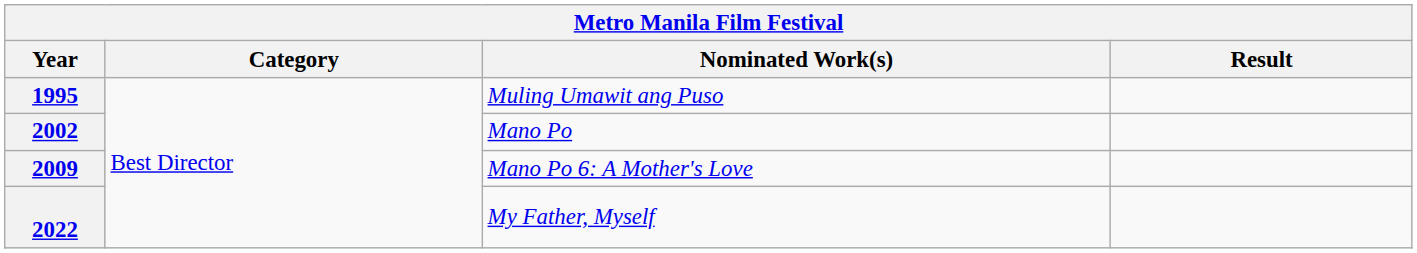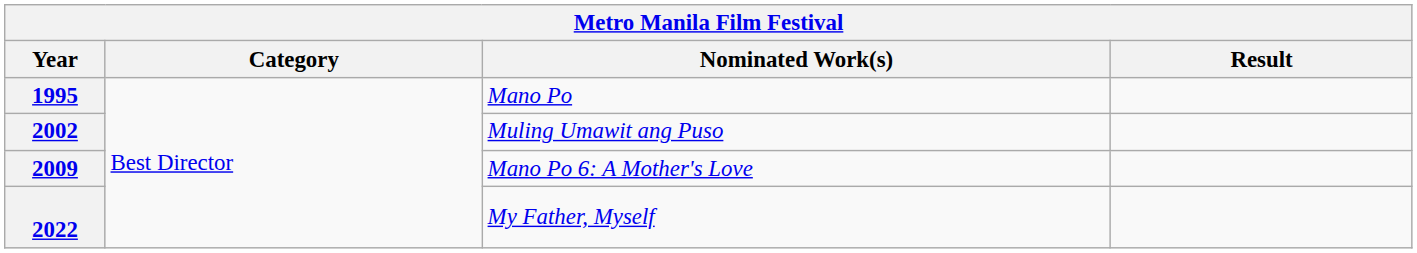(605, 95) Muling Umawit ang Puso -> (530, 95) Mano Po
(530, 131) Mano Po -> (605, 131) Muling Umawit ang Puso
